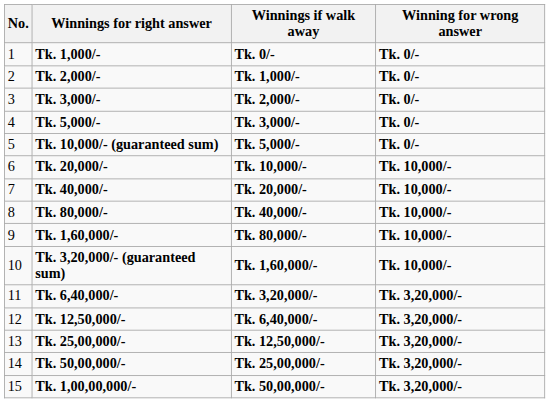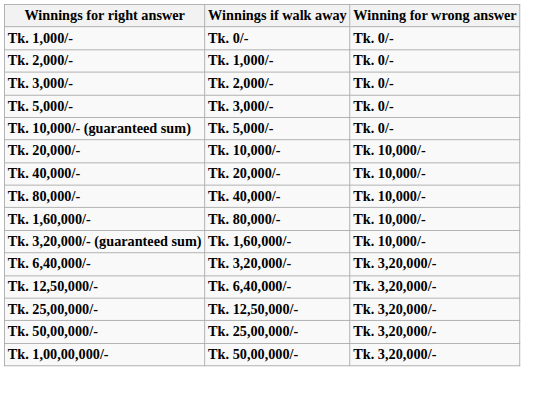- column: (18, 23)
